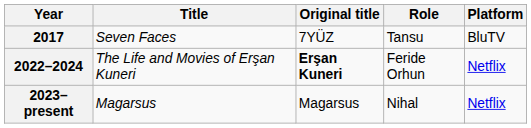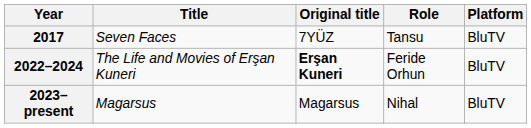(487, 66) Netflix -> (486, 66) BluTV
(487, 104) Netflix -> (486, 104) BluTV
